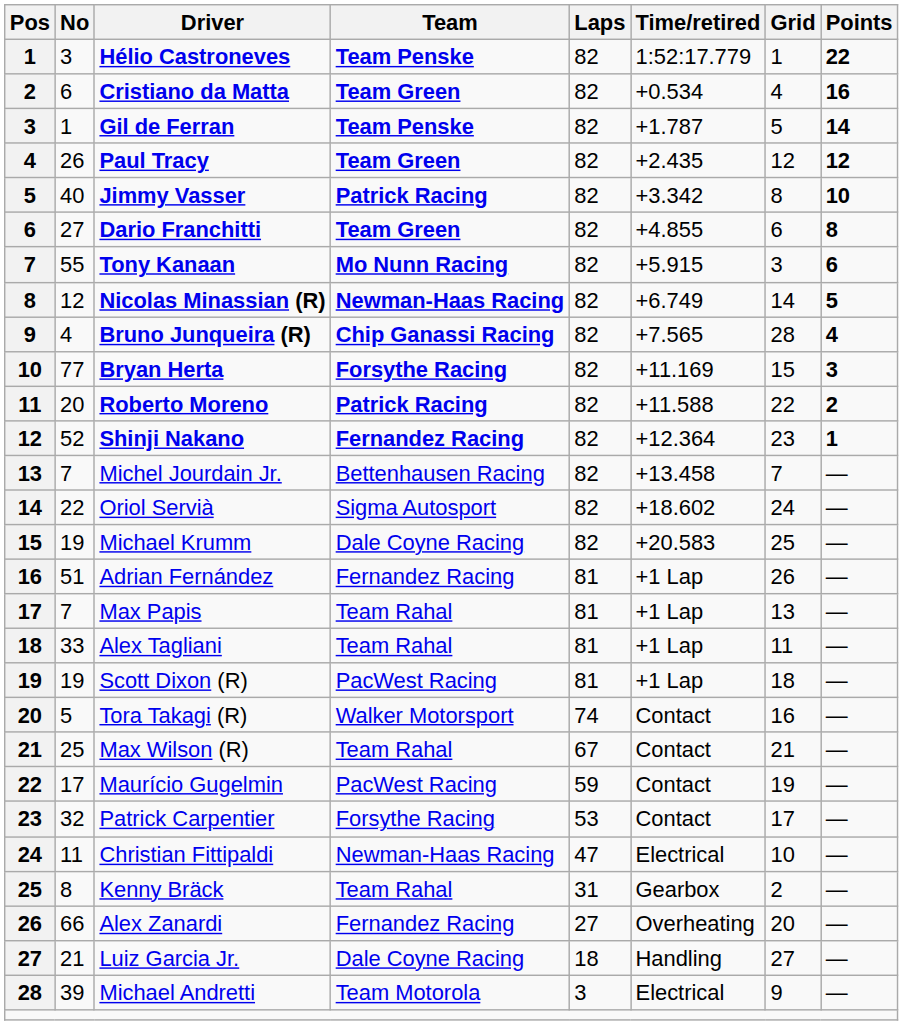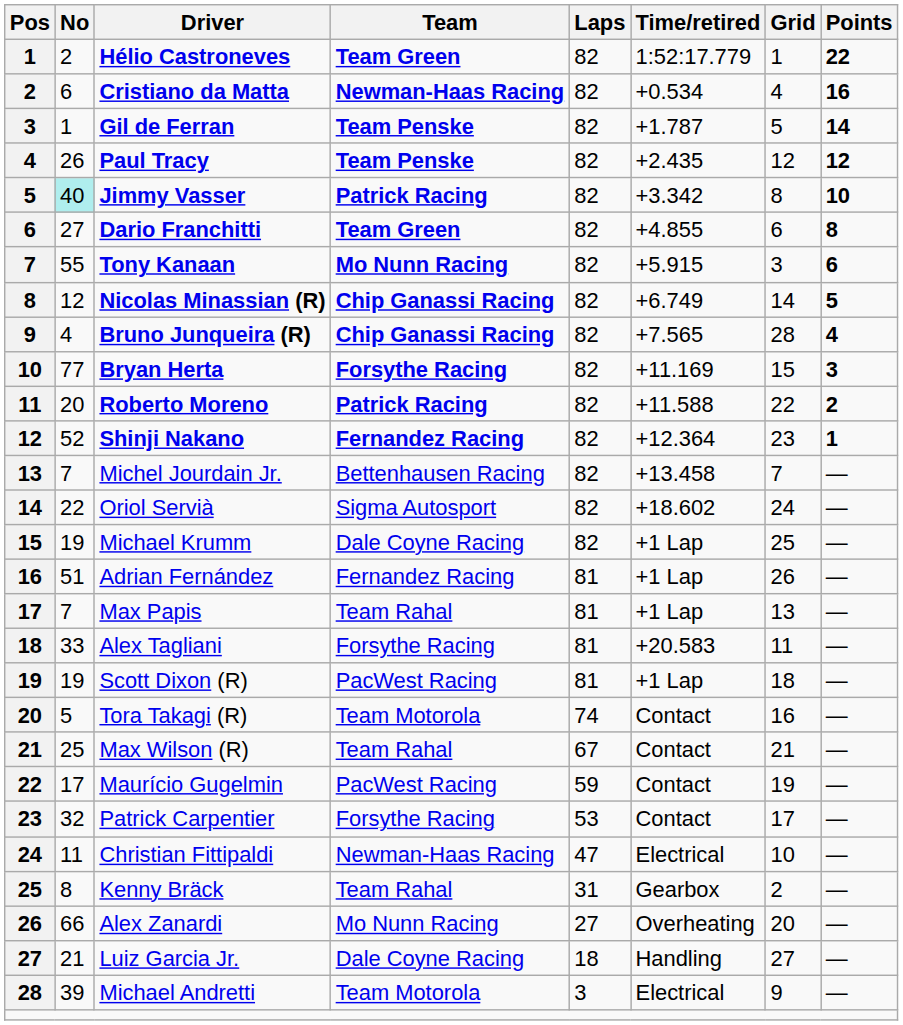(66, 57) 3 -> (66, 57) 2
(405, 57) Team Penske -> (398, 57) Team Green
(398, 92) Team Green -> (450, 92) Newman-Haas Racing
(398, 161) Team Green -> (405, 161) Team Penske
(72, 195) no background -> (72, 195) paleturquoise background
(450, 299) Newman-Haas Racing -> (445, 299) Chip Ganassi Racing
(675, 542) +20.583 -> (669, 542) +1 Lap
(394, 646) Team Rahal -> (415, 646) Forsythe Racing
(669, 646) +1 Lap -> (675, 646) +20.583
(425, 715) Walker Motorsport -> (408, 715) Team Motorola
(425, 923) Fernandez Racing -> (417, 923) Mo Nunn Racing
